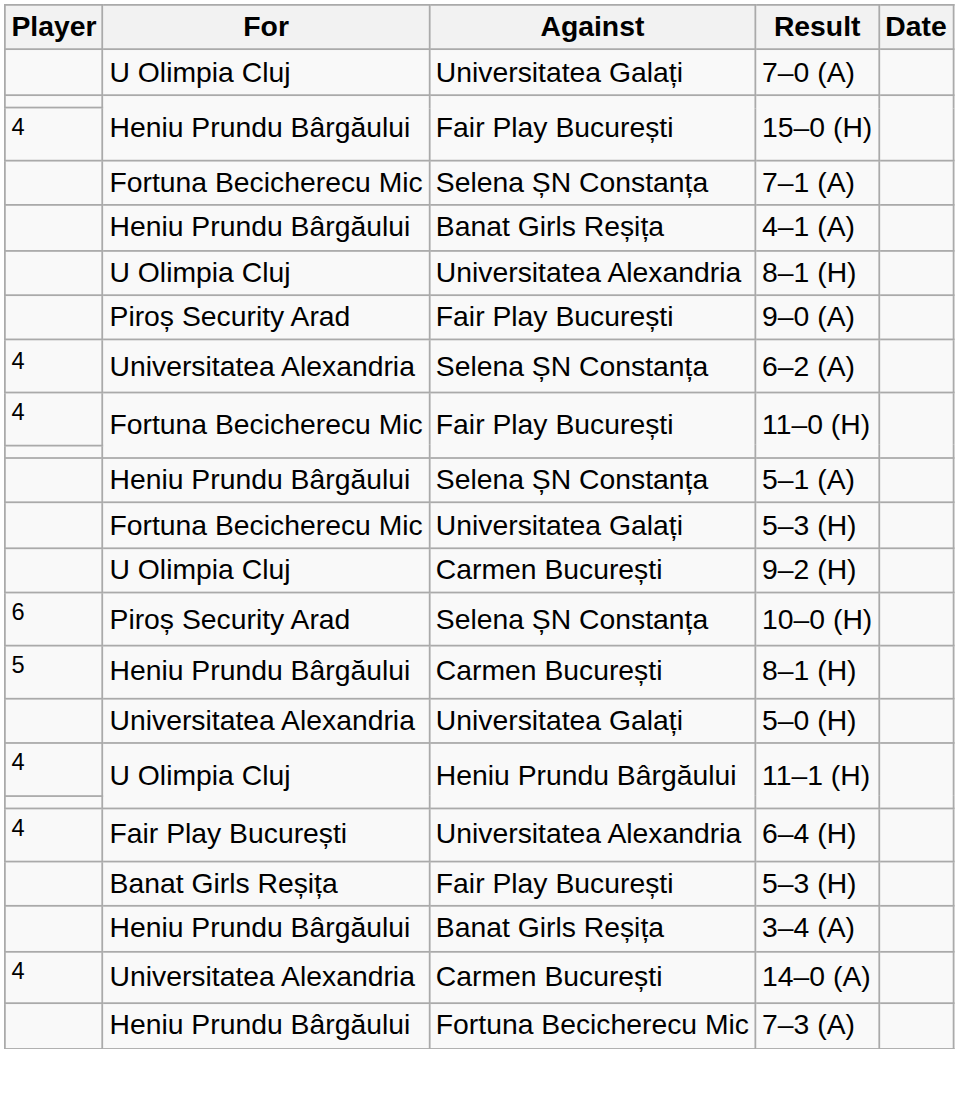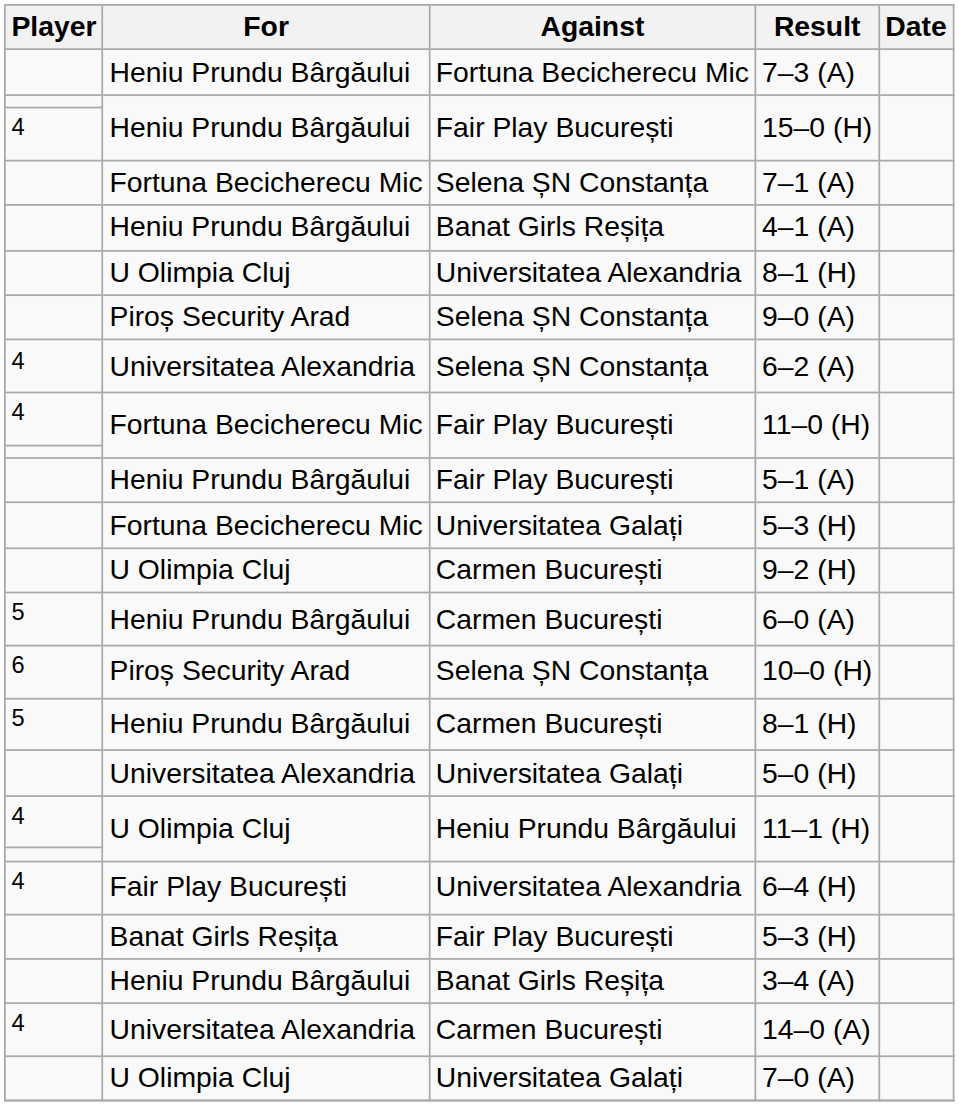rows swapped: (54, 72) <-> (54, 1026)
(555, 317) Fair Play București -> (572, 317) Selena ȘN Constanța
(572, 480) Selena ȘN Constanța -> (555, 480) Fair Play București
+ row: (18, 613)
